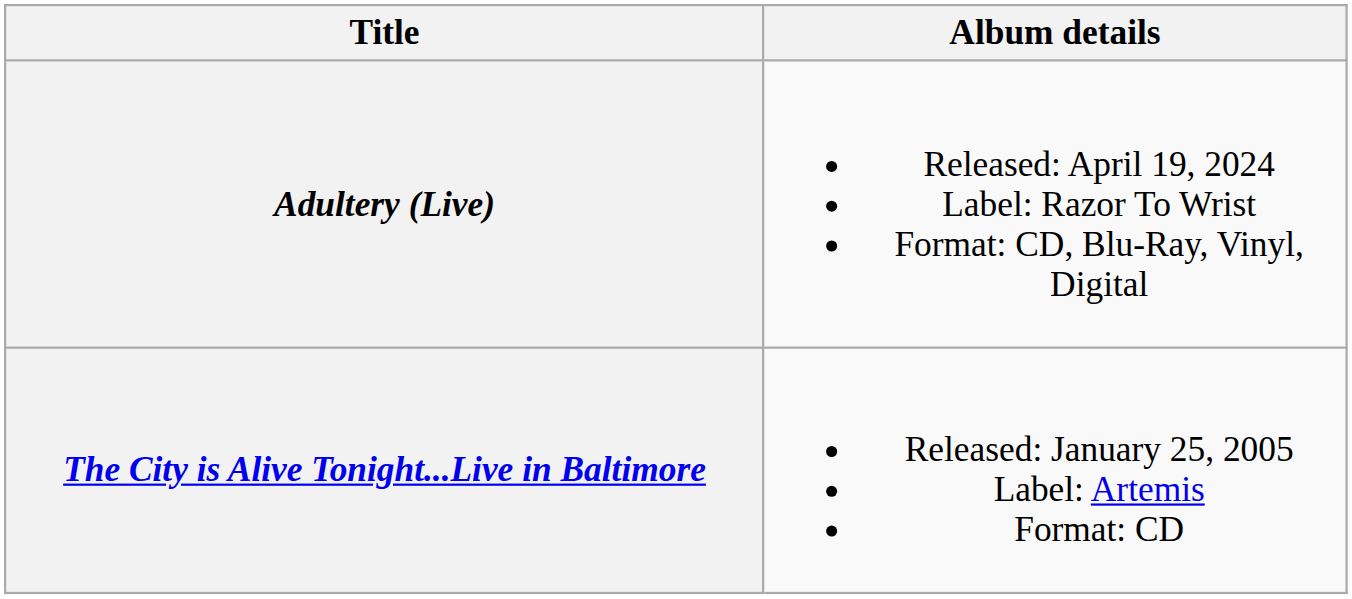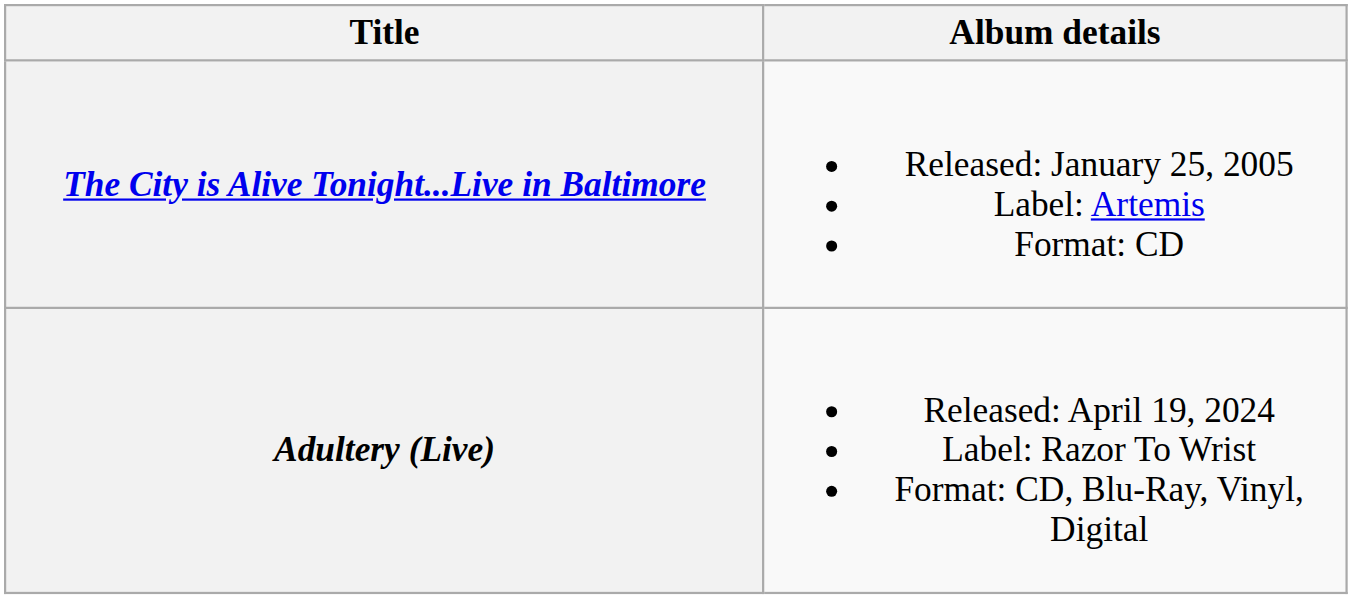rows swapped: (385, 469) <-> (385, 203)
